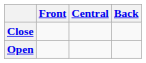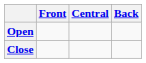rows swapped: (20, 31) <-> (20, 49)
